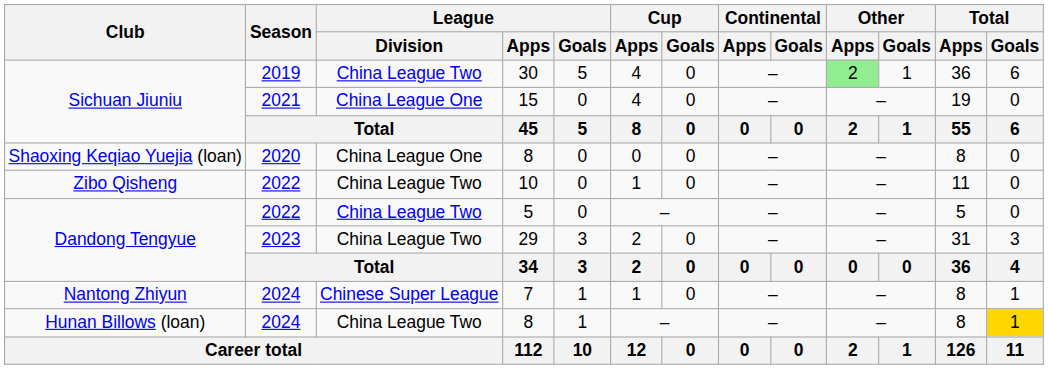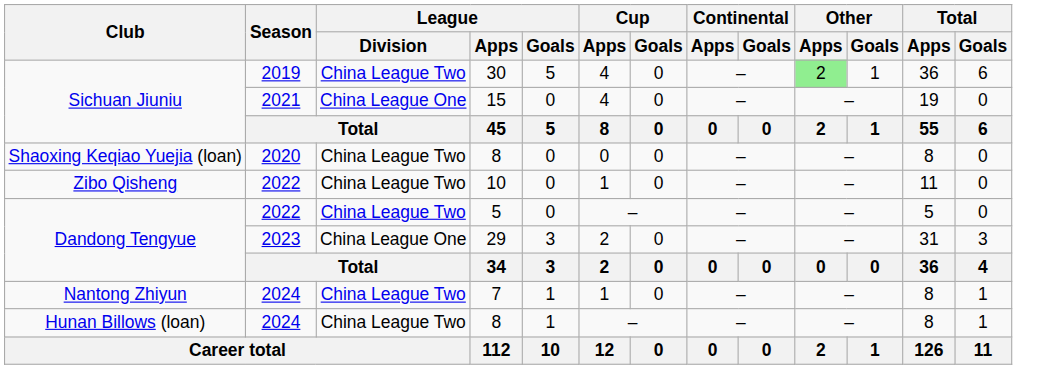(409, 156) China League One -> (393, 156) China League Two
(409, 239) China League Two -> (393, 239) China League One
(409, 294) Chinese Super League -> (393, 294) China League Two
(1015, 322) gold background -> (983, 322) no background
